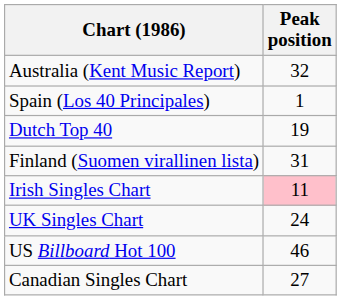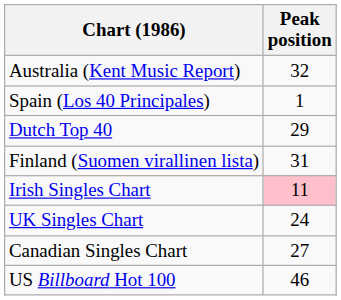(300, 130) 19 -> (300, 130) 29
rows swapped: (92, 250) <-> (98, 280)
